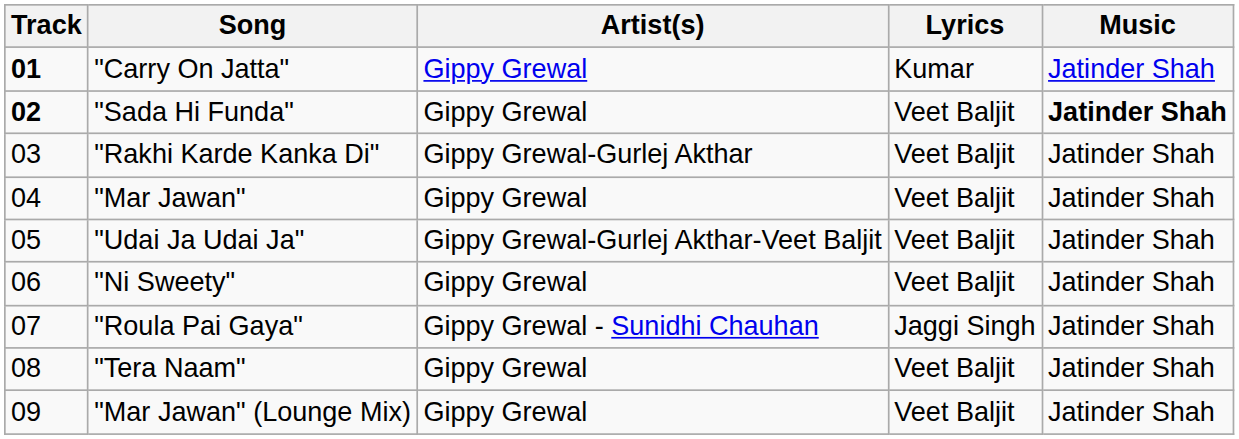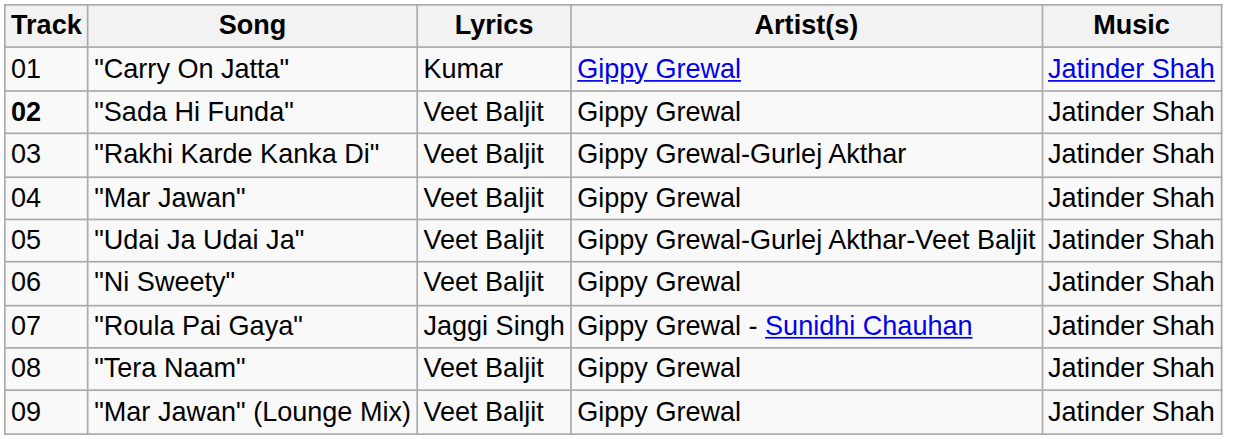columns swapped: (653, 25) <-> (965, 25)
(26, 68) bold -> (26, 68) normal
(1137, 111) bold -> (1131, 111) normal
